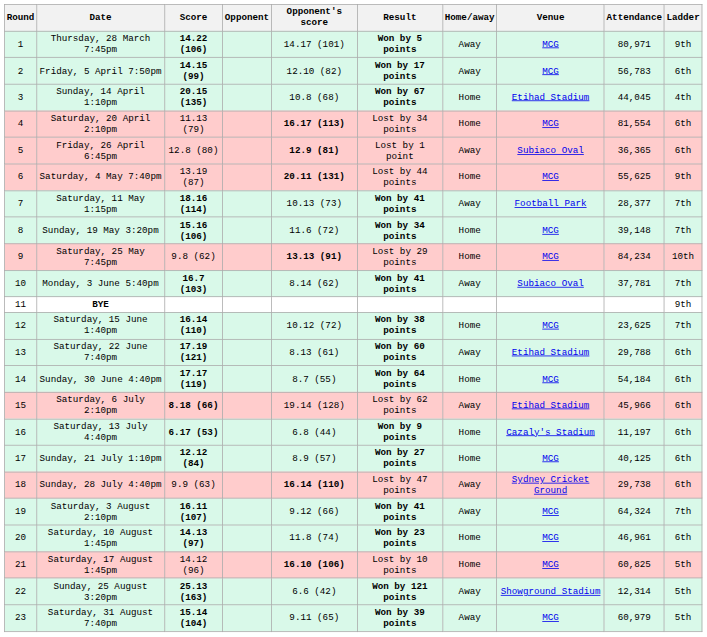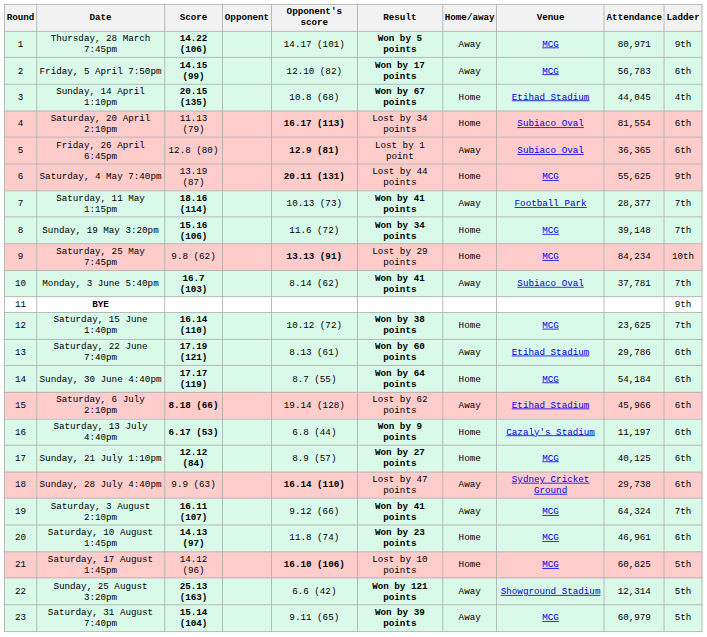(551, 124) MCG -> (551, 124) Subiaco Oval
(634, 352) 29,788 -> (634, 352) 29,786
